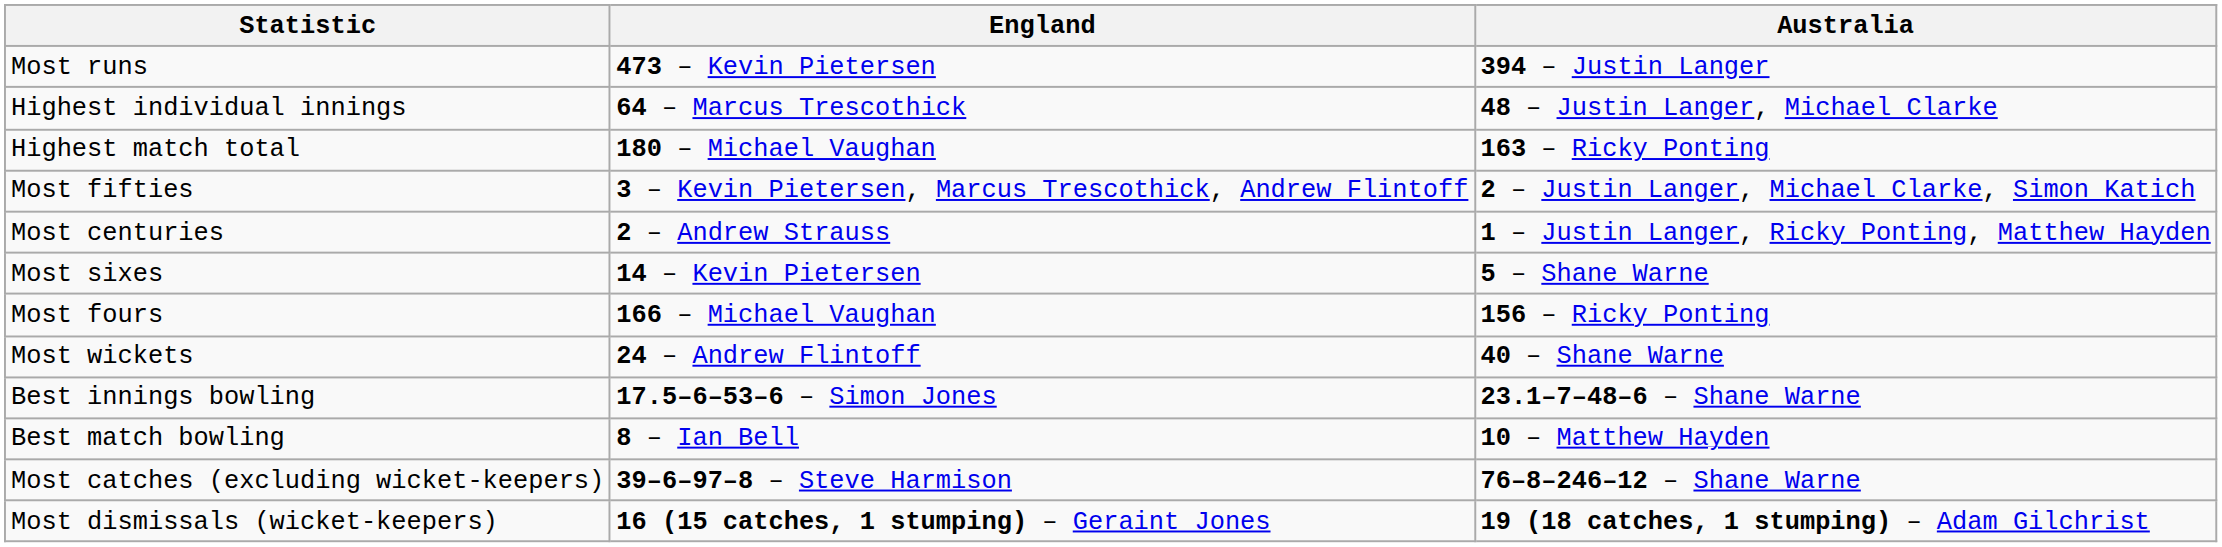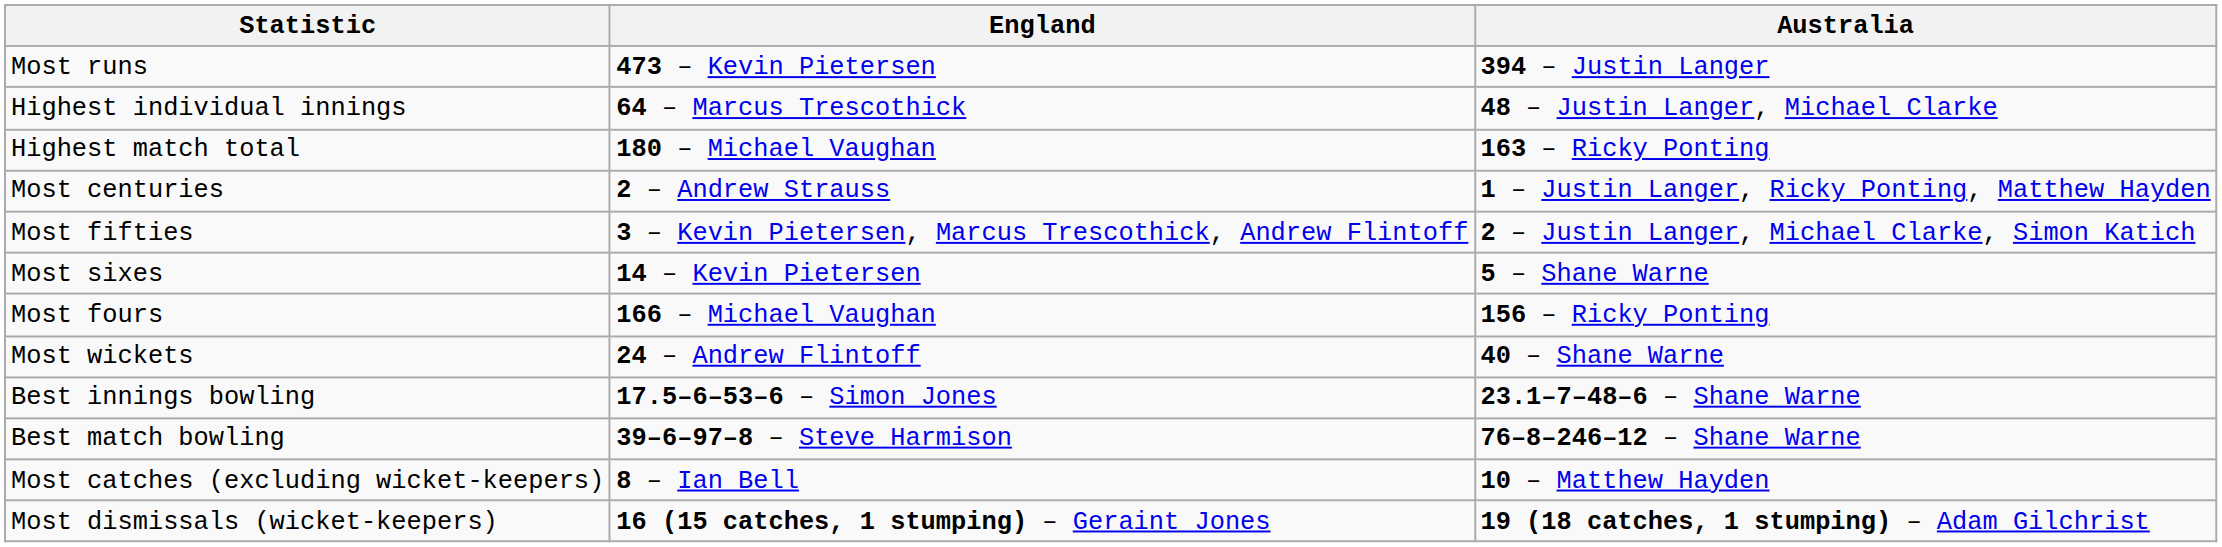rows swapped: (117, 232) <-> (102, 191)
(708, 439) 8 – Ian Bell -> (814, 439) 39–6–97–8 – Steve Harmison
(1625, 439) 10 – Matthew Hayden -> (1671, 439) 76–8–246–12 – Shane Warne
(814, 480) 39–6–97–8 – Steve Harmison -> (708, 480) 8 – Ian Bell
(1671, 480) 76–8–246–12 – Shane Warne -> (1625, 480) 10 – Matthew Hayden
